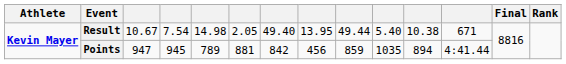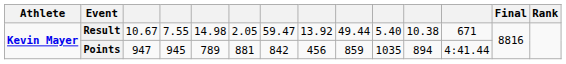(176, 31) 7.54 -> (176, 31) 7.55
(279, 31) 49.40 -> (279, 31) 59.47
(317, 31) 13.95 -> (317, 31) 13.92
